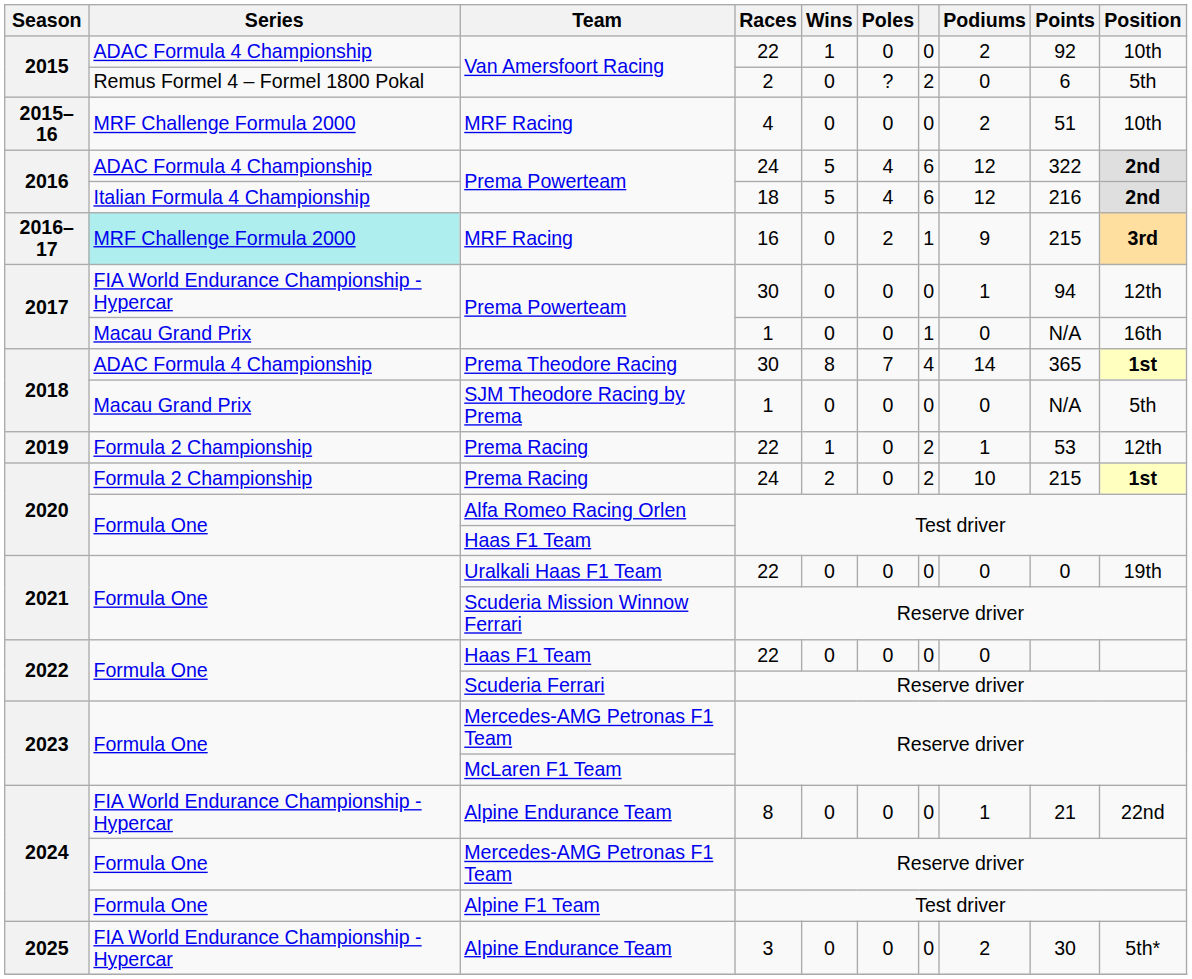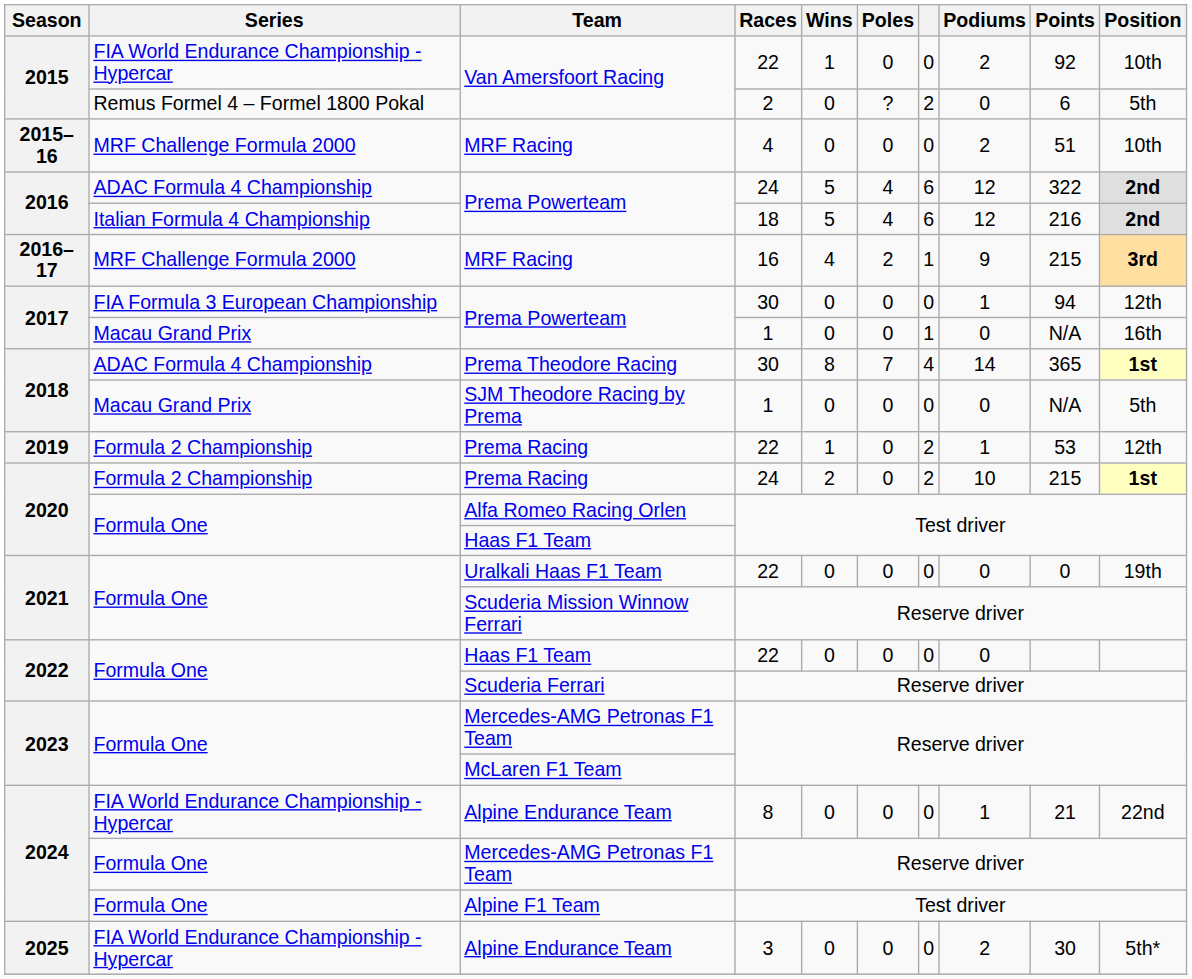(233, 51) ADAC Formula 4 Championship -> (258, 62) FIA World Endurance Championship - Hypercar
(225, 239) paleturquoise background -> (225, 261) no background
(829, 239) 0 -> (829, 261) 4
(258, 292) FIA World Endurance Championship - Hypercar -> (265, 302) FIA Formula 3 European Championship
